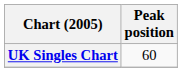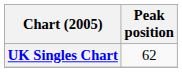(149, 55) 60 -> (149, 55) 62
